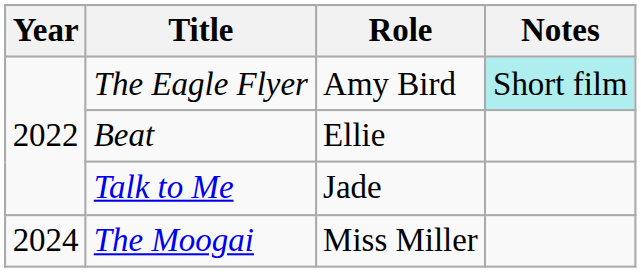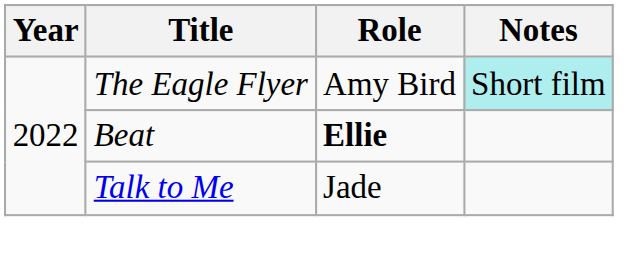(354, 135) normal -> (355, 135) bold
- row: (174, 239)
